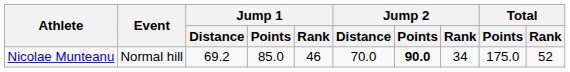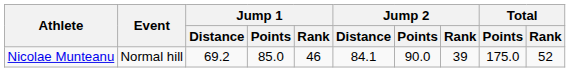(364, 57) 70.0 -> (364, 57) 84.1
(418, 57) bold -> (418, 57) normal
(460, 57) 34 -> (460, 57) 39
